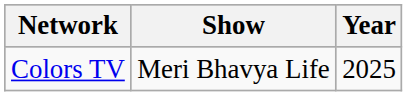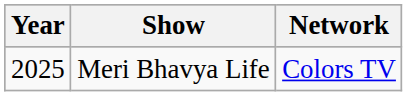columns swapped: (369, 25) <-> (68, 25)
